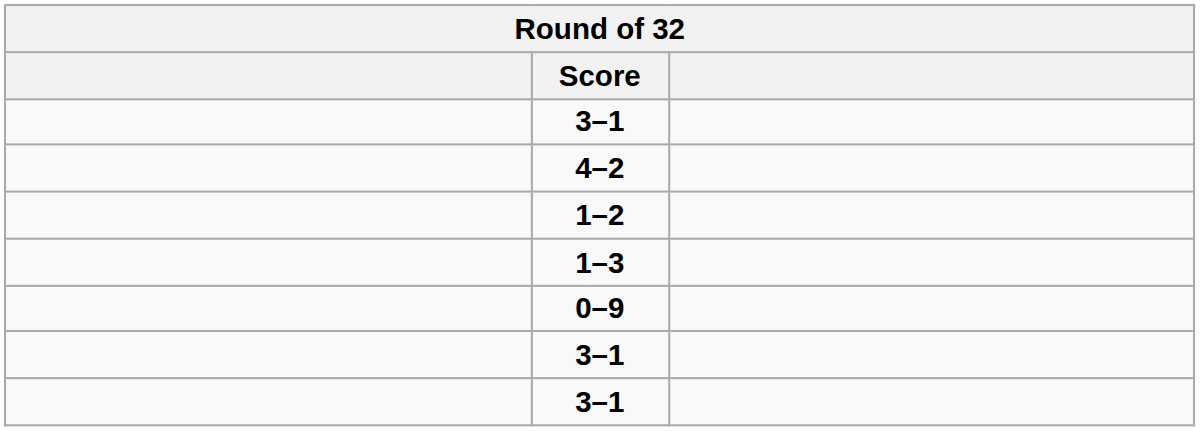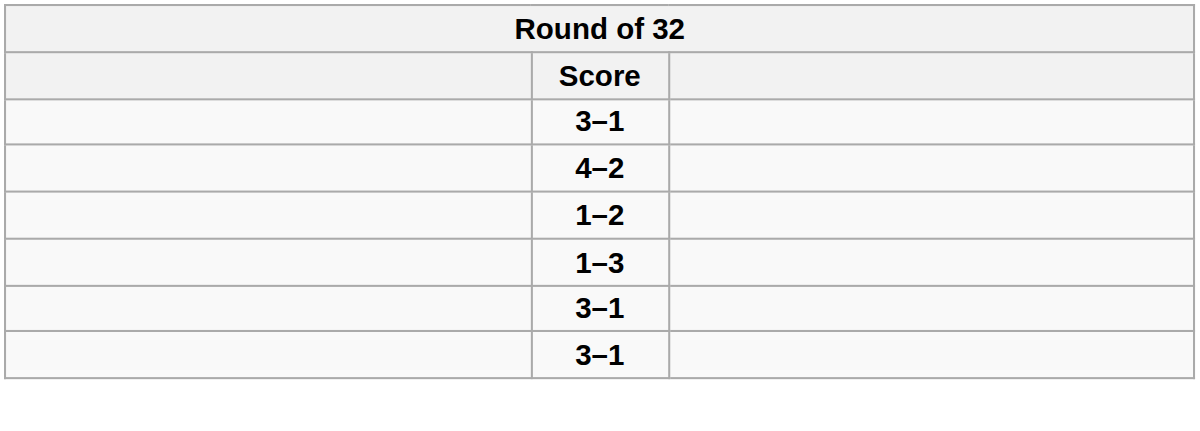- row: (268, 309)
